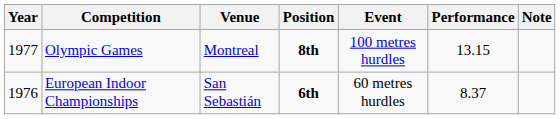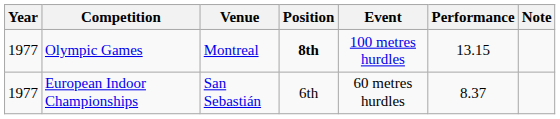(23, 93) 1976 -> (23, 93) 1977
(309, 93) bold -> (309, 93) normal
